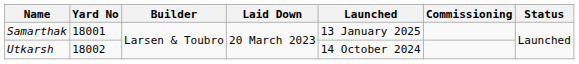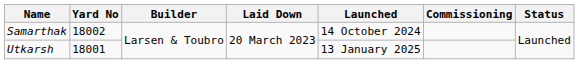(89, 31) 18001 -> (89, 31) 18002
(371, 31) 13 January 2025 -> (371, 31) 14 October 2024
(89, 49) 18002 -> (89, 49) 18001
(371, 49) 14 October 2024 -> (371, 49) 13 January 2025
